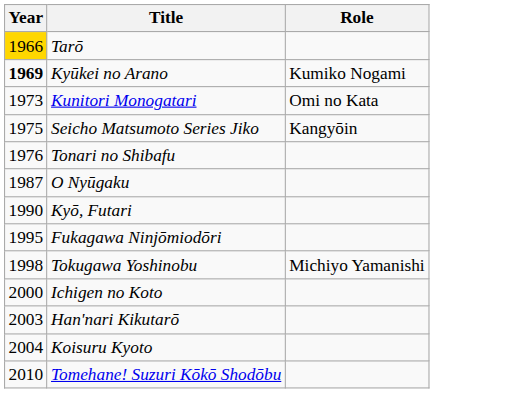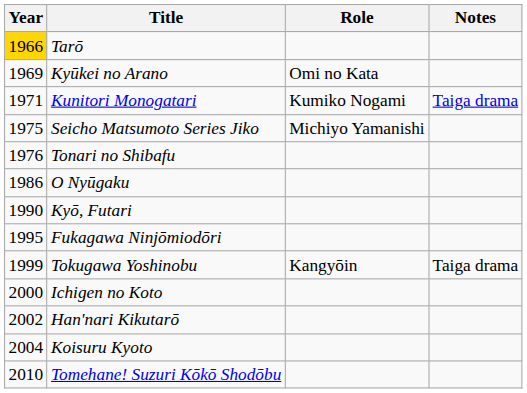+ column: (475, 18)
(26, 73) bold -> (26, 73) normal
(348, 73) Kumiko Nogami -> (334, 73) Omi no Kata
(26, 100) 1973 -> (26, 100) 1971
(334, 100) Omi no Kata -> (348, 100) Kumiko Nogami
(323, 127) Kangyōin -> (357, 127) Michiyo Yamanishi
(26, 182) 1987 -> (26, 182) 1986
(26, 264) 1998 -> (26, 264) 1999
(357, 264) Michiyo Yamanishi -> (323, 264) Kangyōin
(26, 319) 2003 -> (26, 319) 2002
